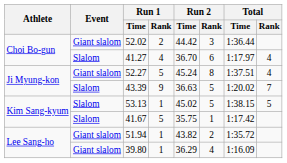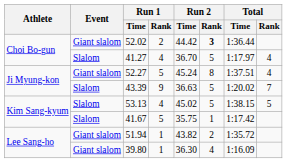(212, 42) normal -> (212, 42) bold
(212, 58) 6 -> (212, 58) 5
(161, 104) 1 -> (161, 104) 4
(186, 150) 36.29 -> (186, 150) 36.30
